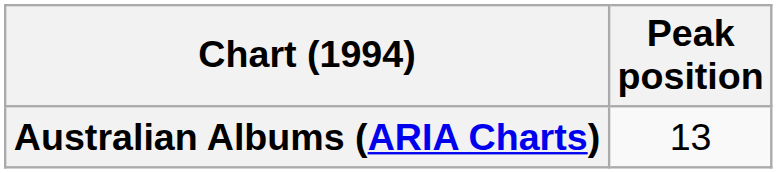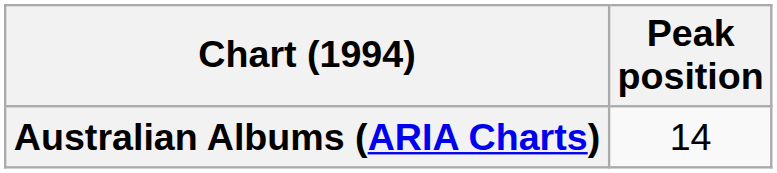(691, 136) 13 -> (691, 136) 14
